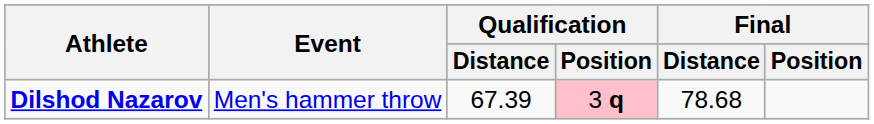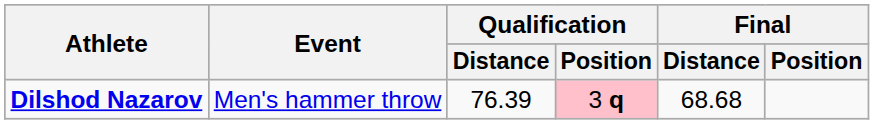(501, 100) 67.39 -> (501, 100) 76.39
(711, 100) 78.68 -> (711, 100) 68.68
